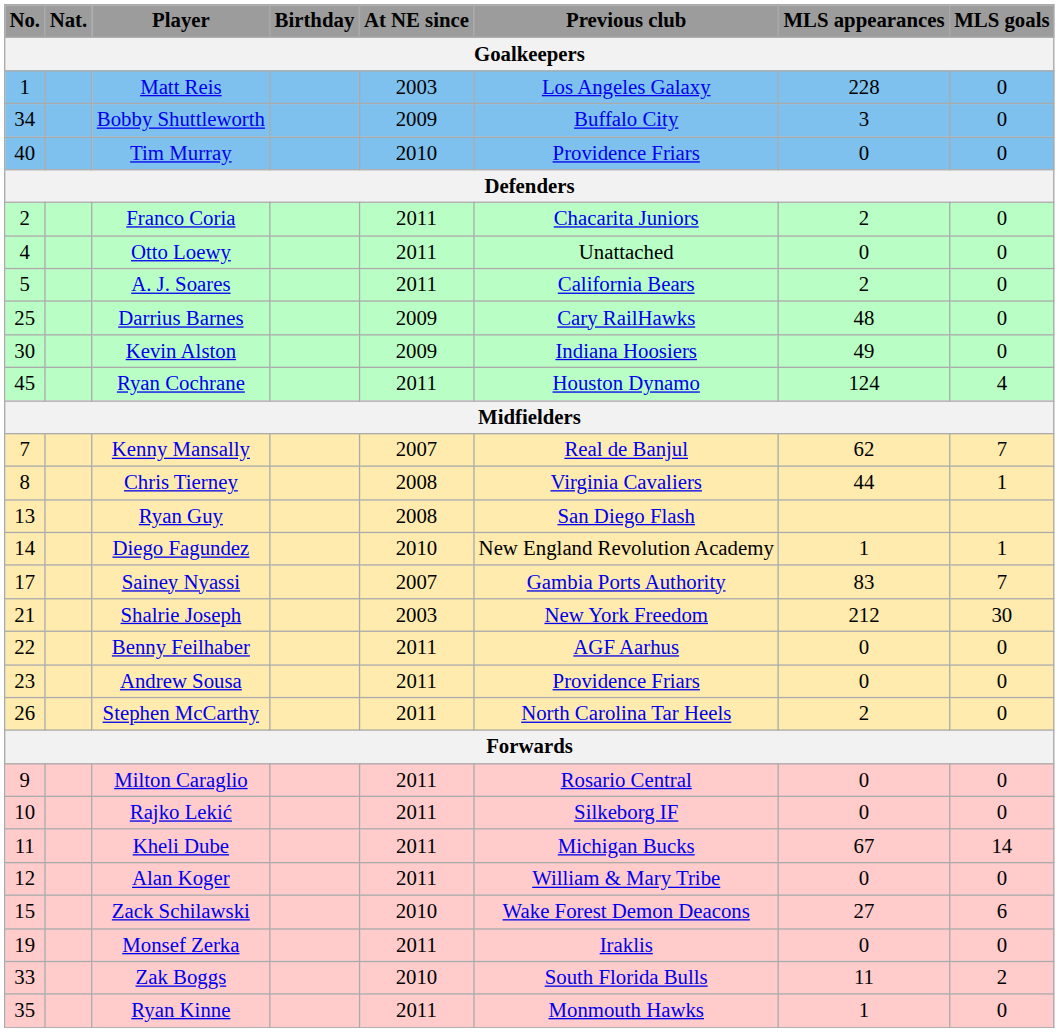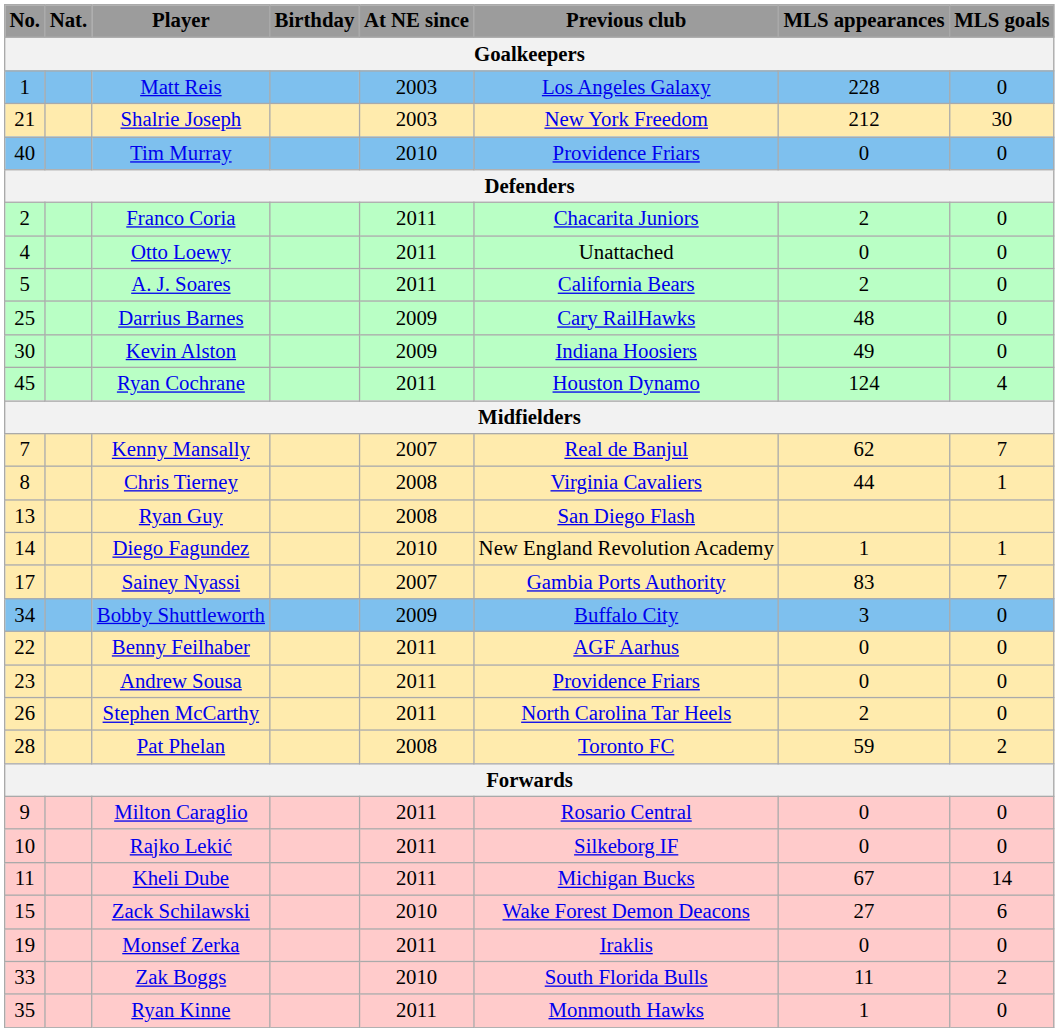rows swapped: (181, 119) <-> (181, 614)
+ row: (181, 746)
- row: (181, 878)
